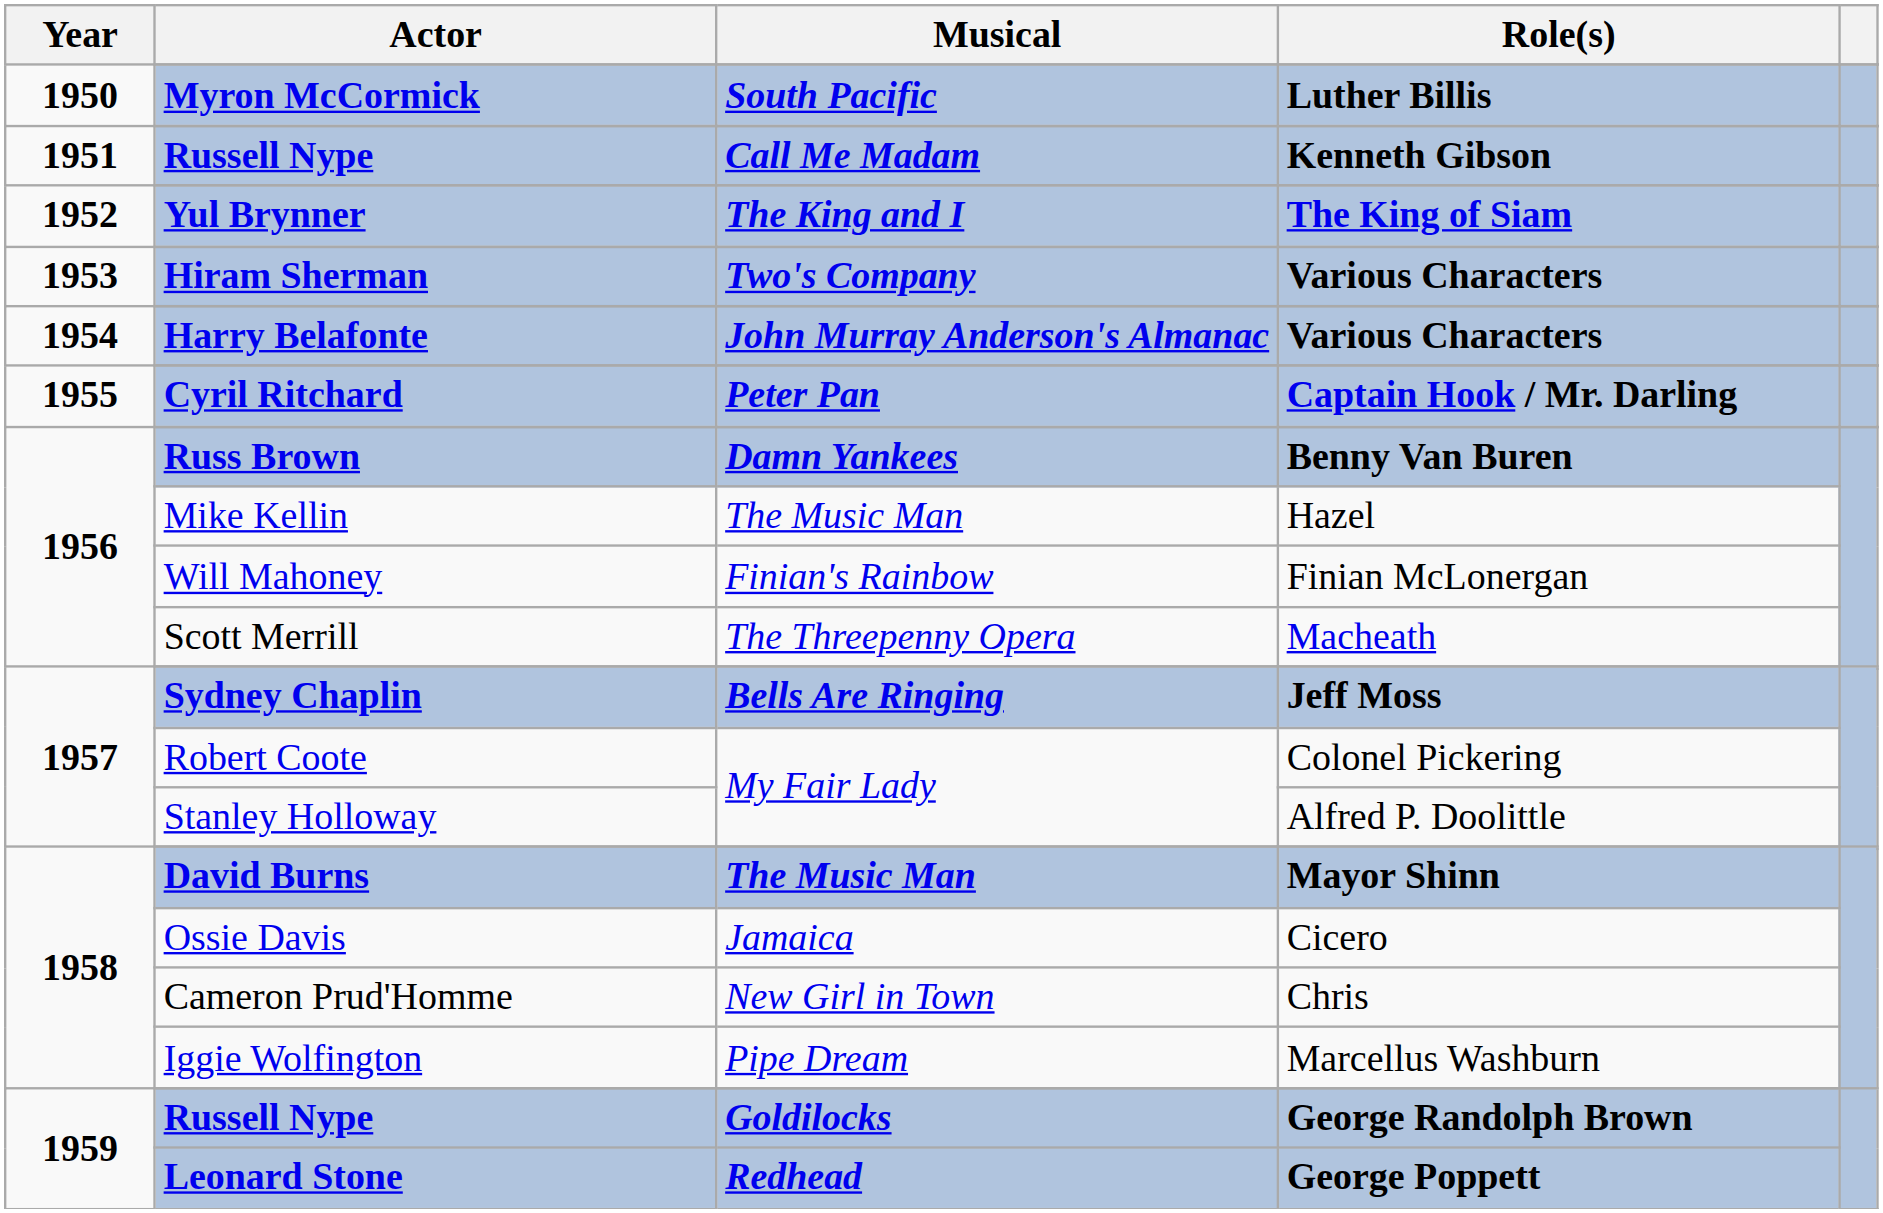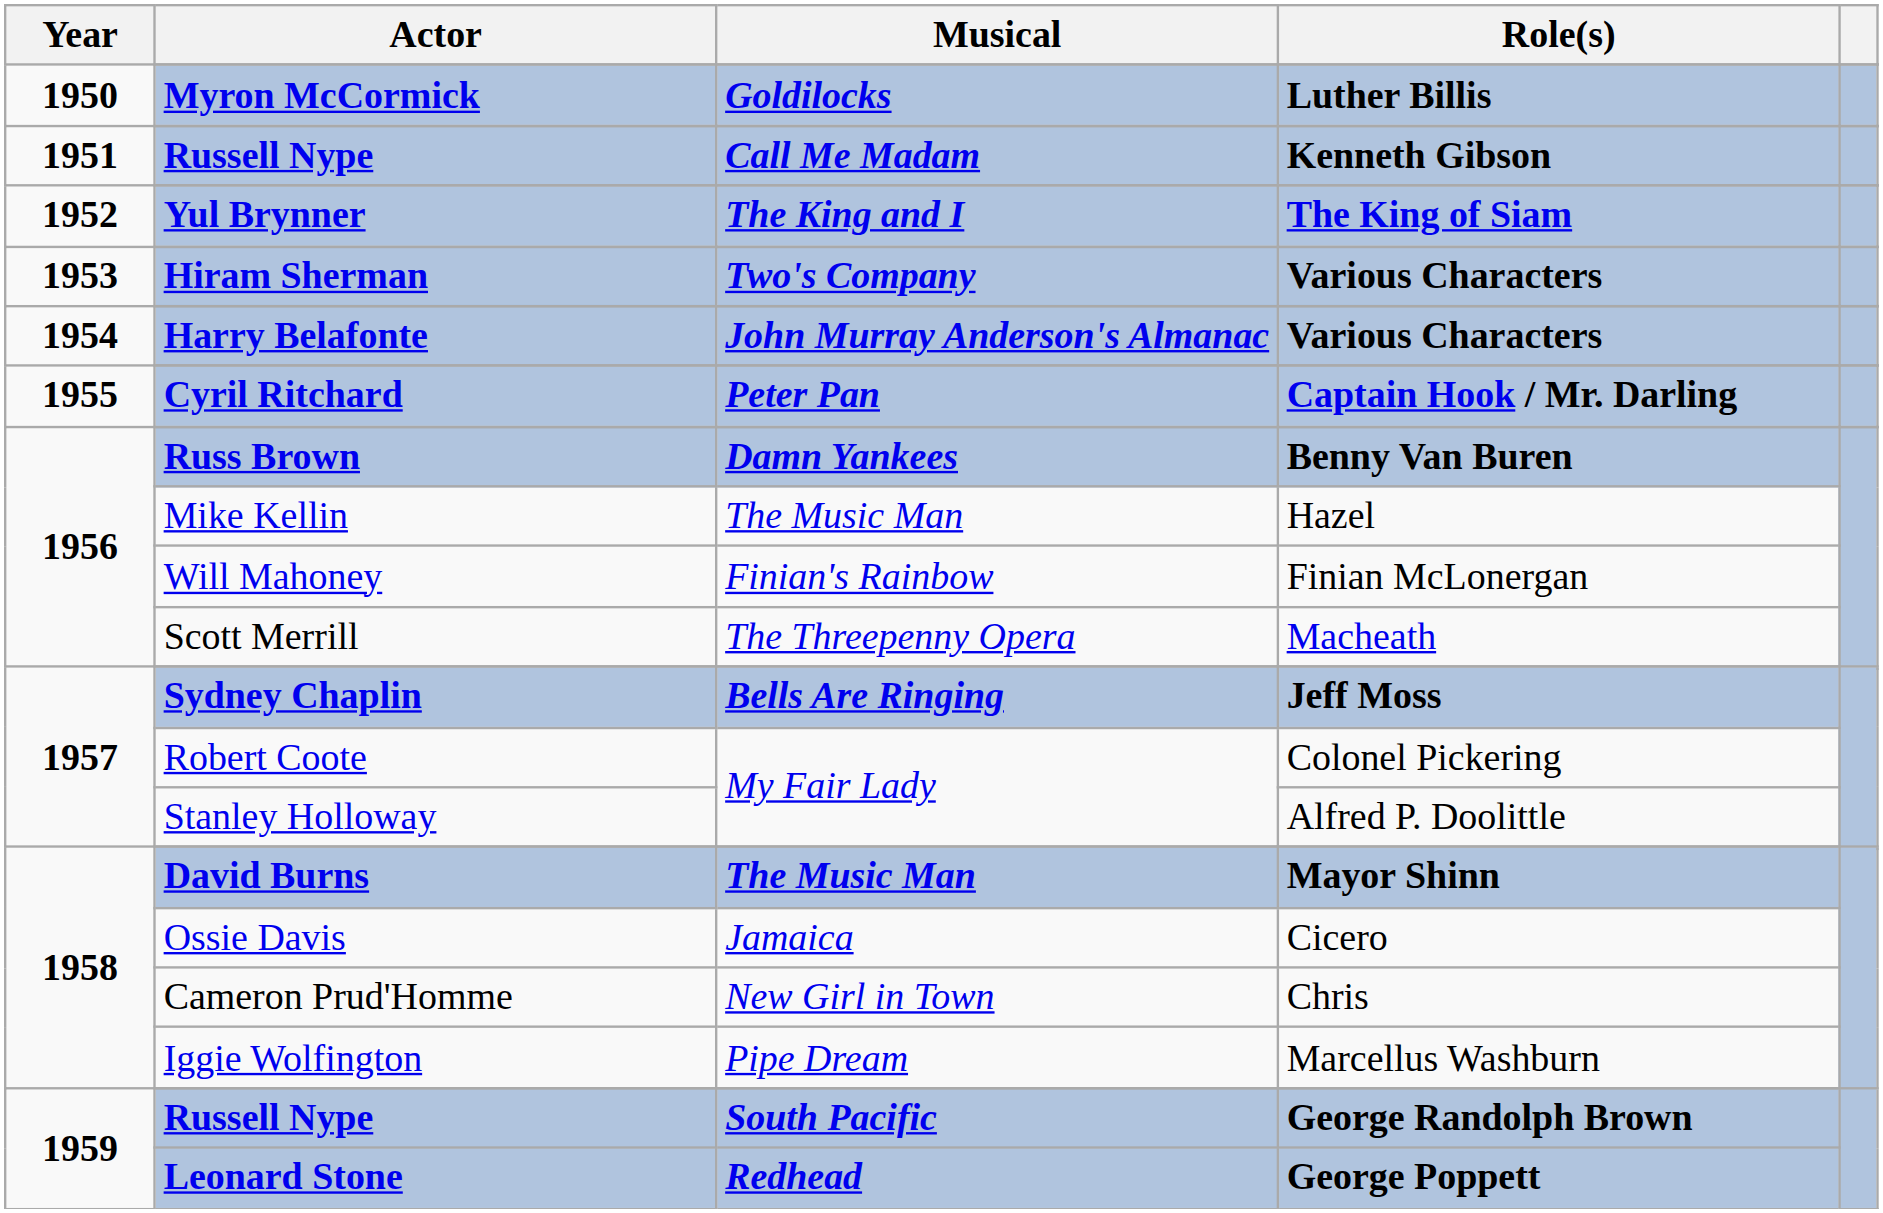(831, 94) South Pacific -> (808, 94) Goldilocks
(808, 1117) Goldilocks -> (831, 1117) South Pacific
